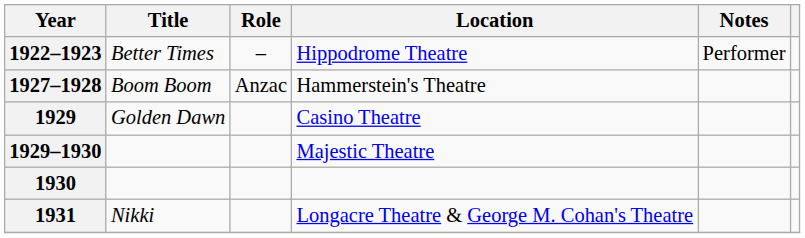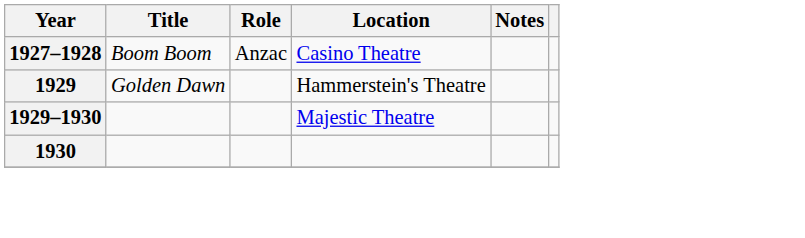- row: (55, 53)
(391, 85) Hammerstein's Theatre -> (359, 53) Casino Theatre
(359, 118) Casino Theatre -> (391, 85) Hammerstein's Theatre
- row: (55, 215)
